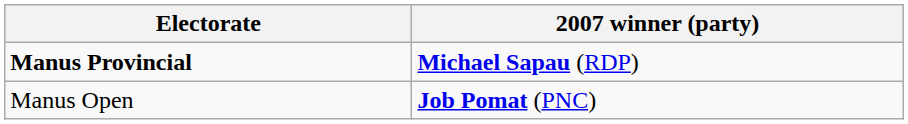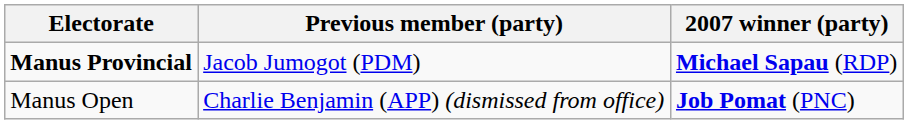+ column: (434, 23)
